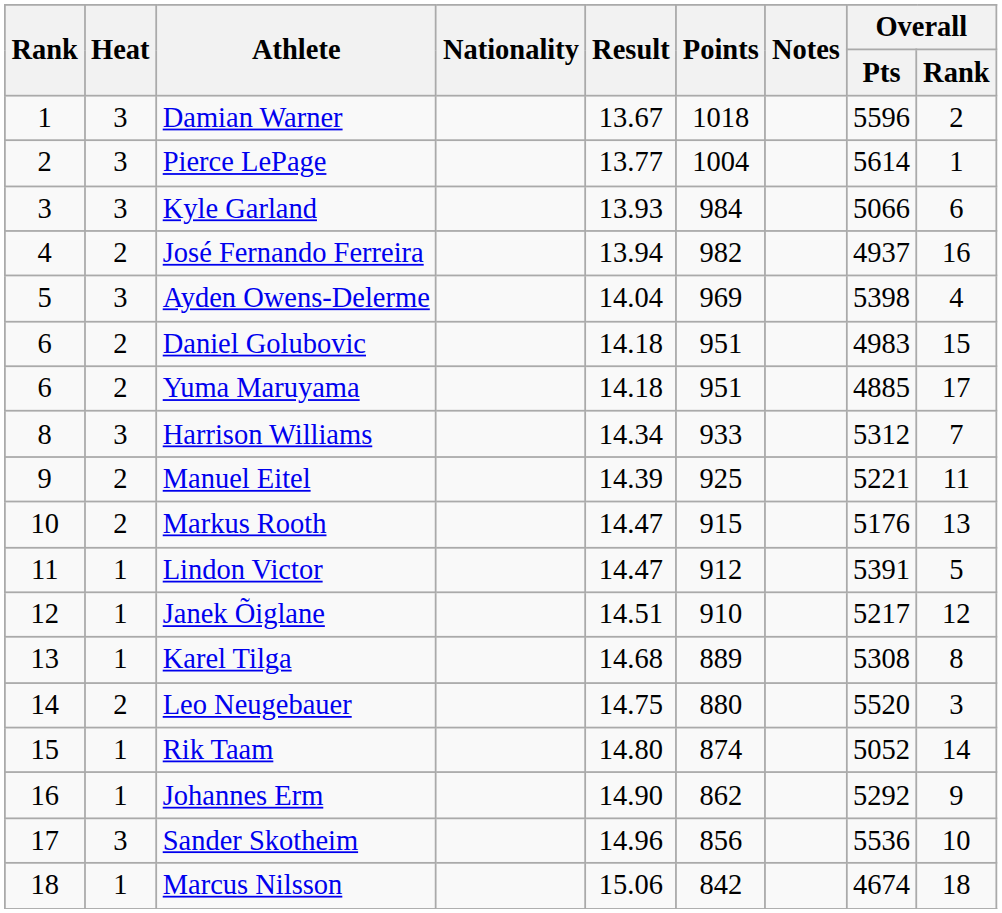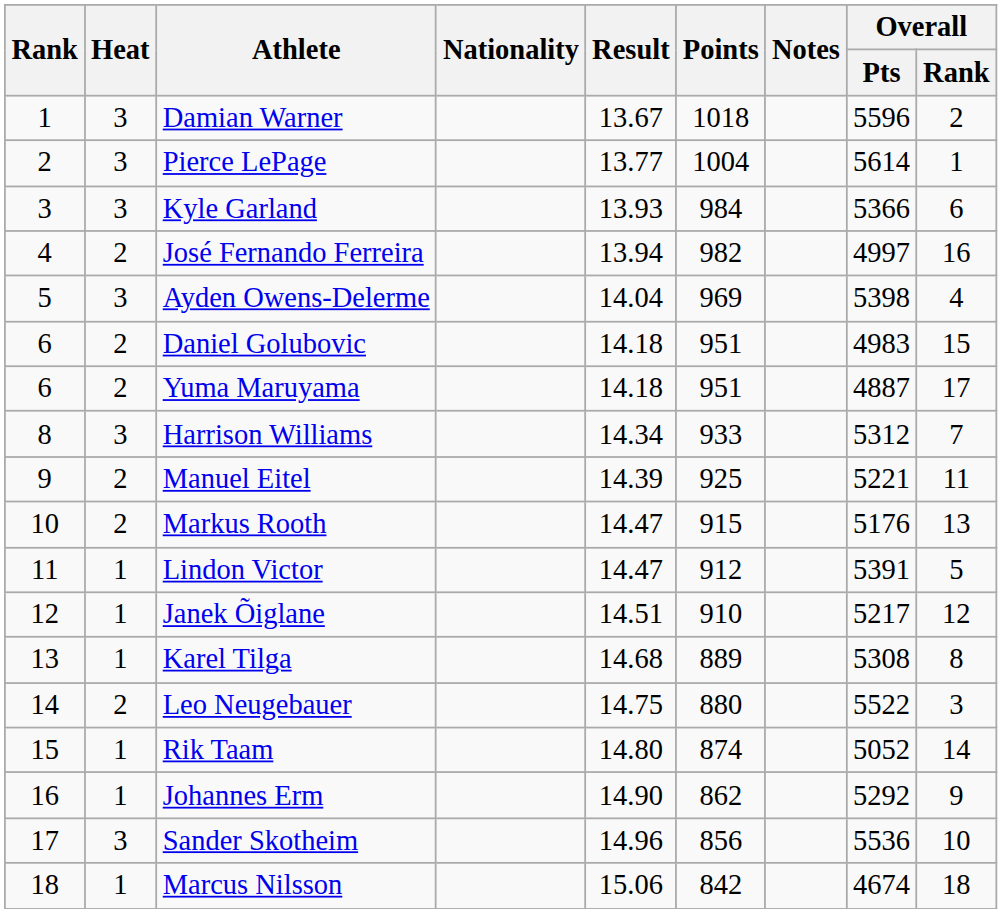(882, 207) 5066 -> (882, 207) 5366
(882, 252) 4937 -> (882, 252) 4997
(882, 388) 4885 -> (882, 388) 4887
(882, 704) 5520 -> (882, 704) 5522
